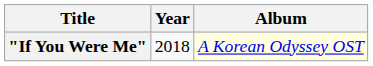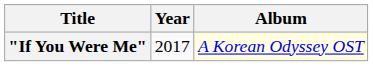(172, 46) 2018 -> (172, 46) 2017
